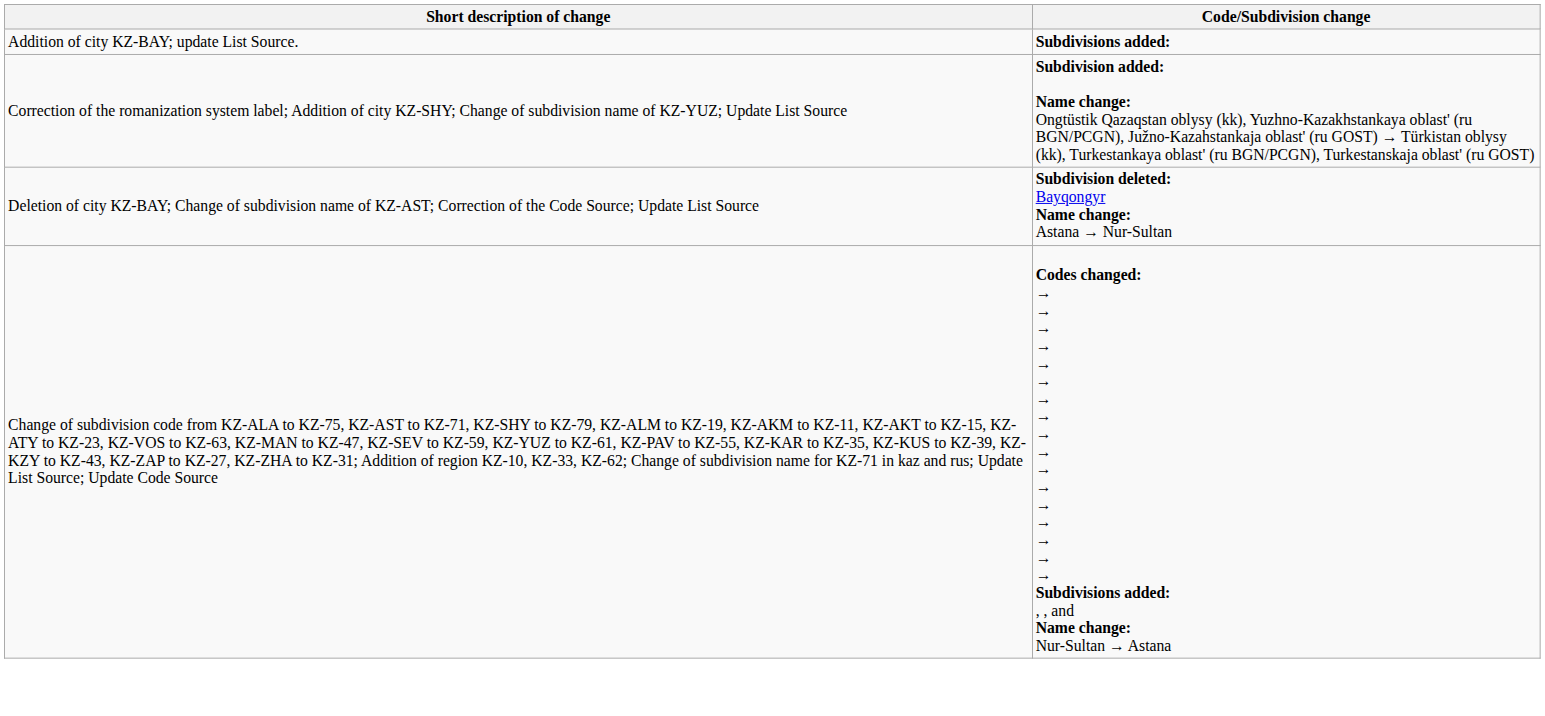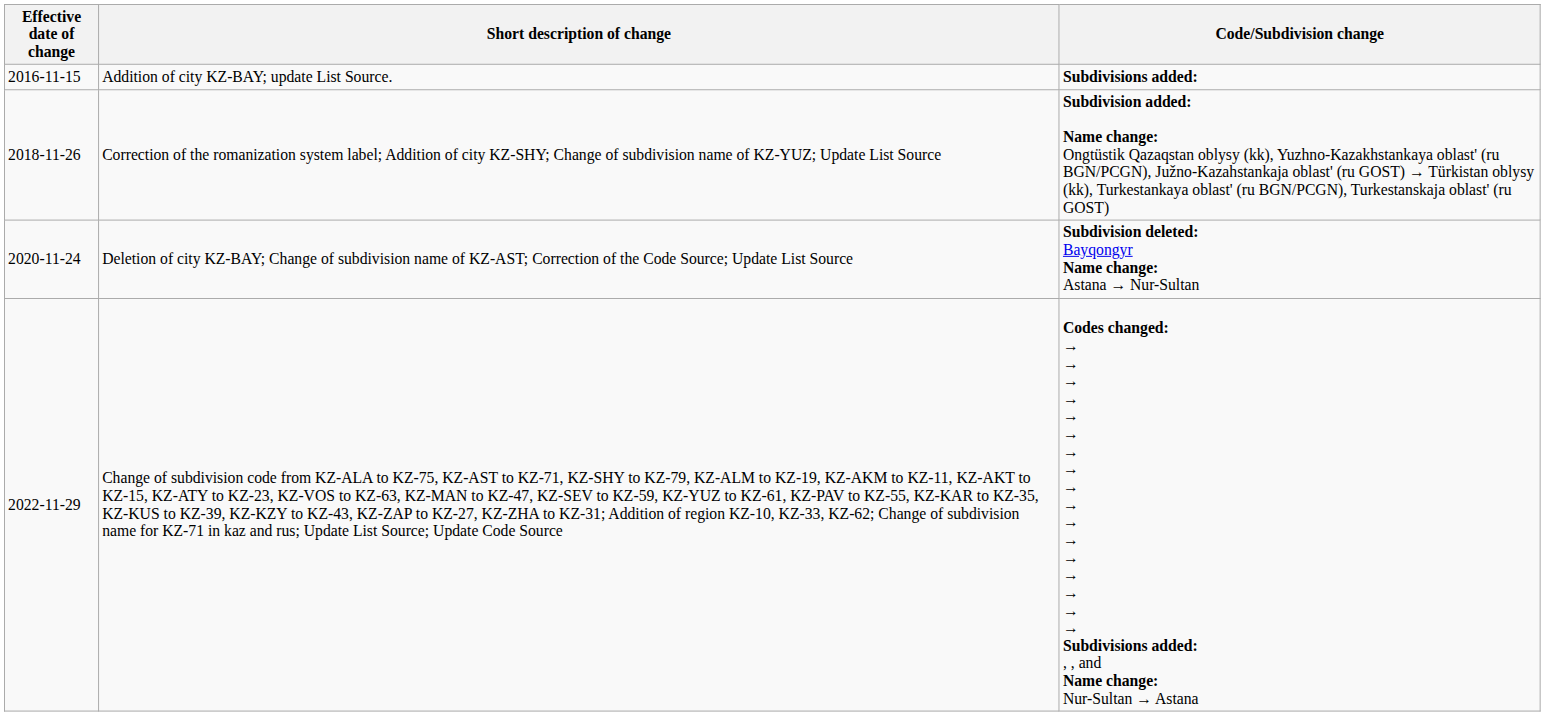+ column: (51, 34)
